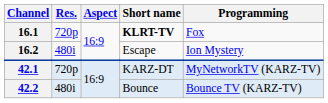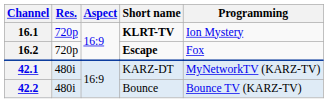(195, 32) Fox -> (215, 32) Ion Mystery
(65, 50) 480i -> (66, 50) 720p
(139, 50) normal -> (140, 50) bold
(215, 50) Ion Mystery -> (195, 50) Fox
(66, 70) 720p -> (65, 70) 480i
